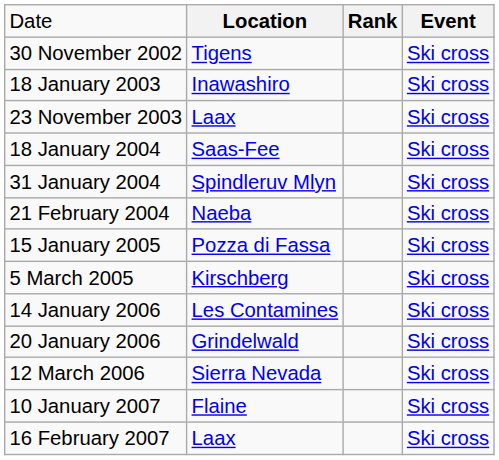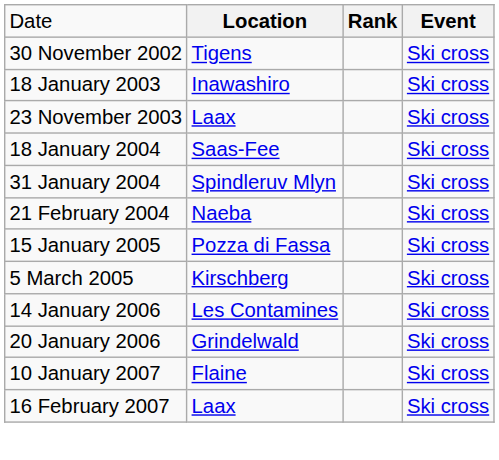- row: (77, 374)
